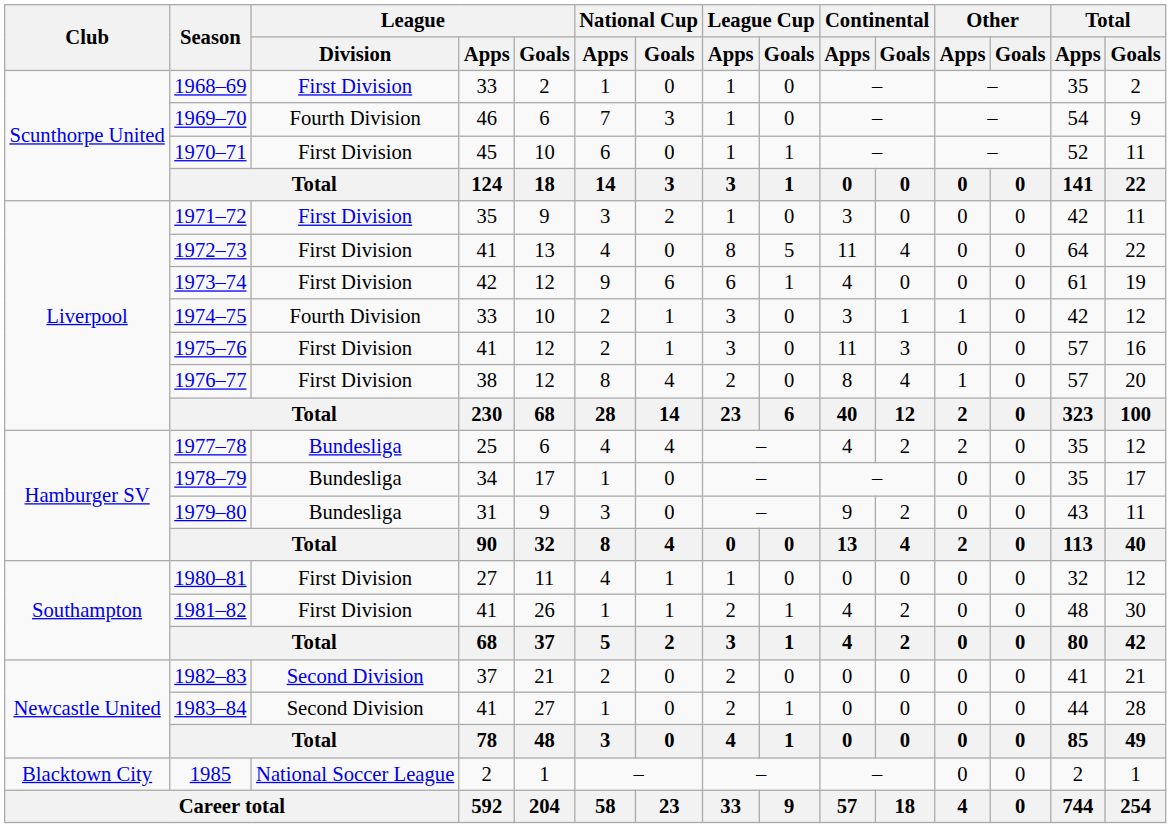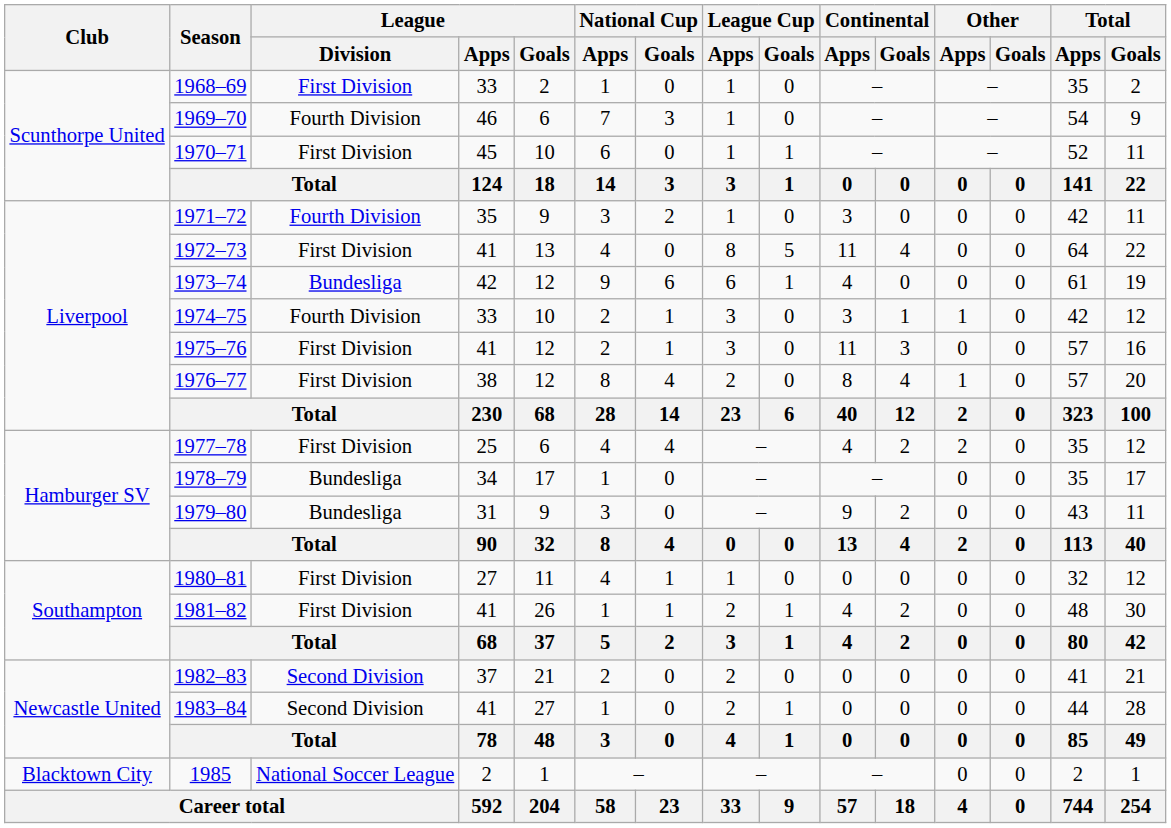(355, 217) First Division -> (355, 217) Fourth Division
(355, 282) First Division -> (355, 282) Bundesliga
(355, 446) Bundesliga -> (355, 446) First Division
